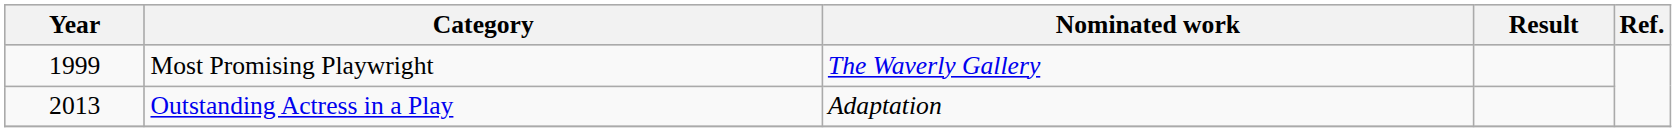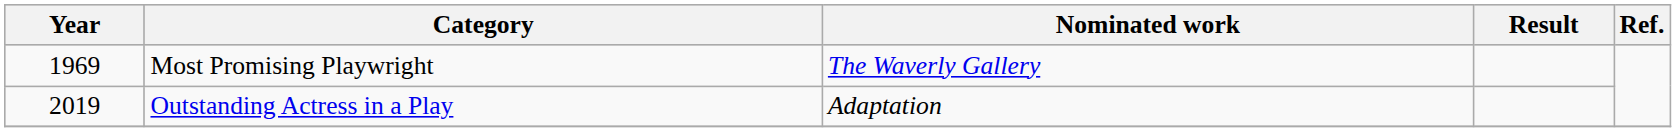(75, 65) 1999 -> (75, 65) 1969
(75, 106) 2013 -> (75, 106) 2019
